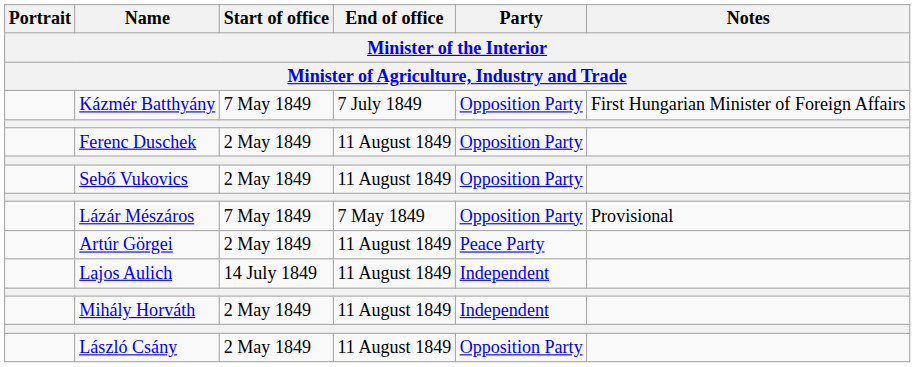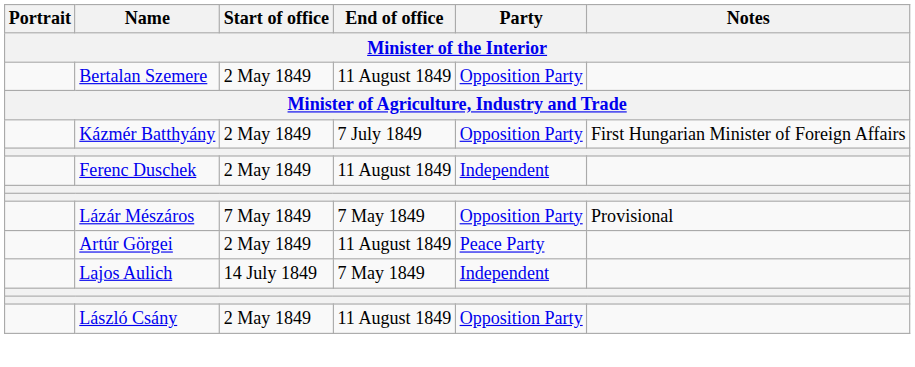+ row: (143, 76)
(267, 104) 7 May 1849 -> (267, 133) 2 May 1849
(521, 141) Opposition Party -> (504, 170) Independent
- row: (134, 178)
(394, 273) 11 August 1849 -> (381, 273) 7 May 1849
- row: (137, 310)
